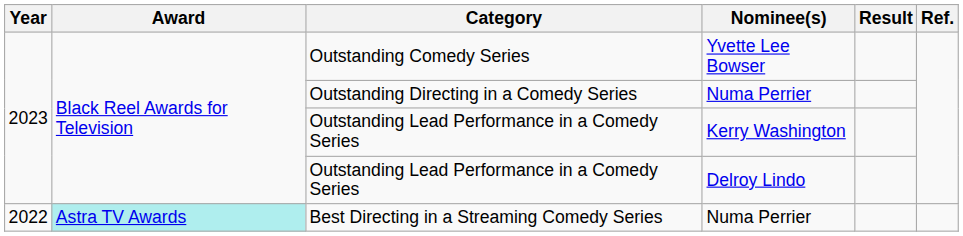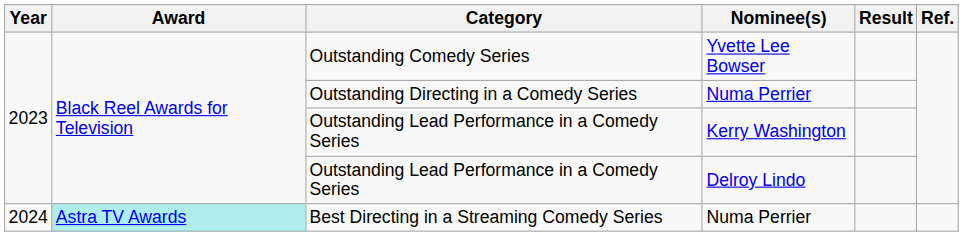(28, 217) 2022 -> (28, 217) 2024
